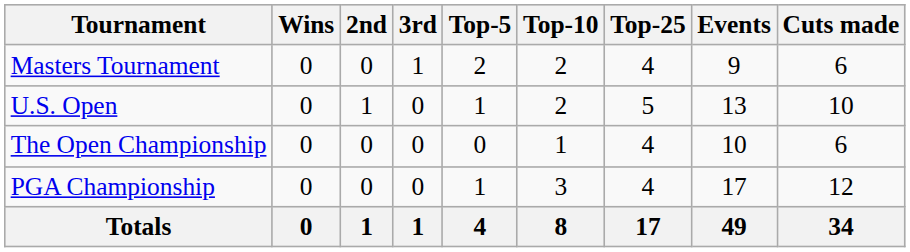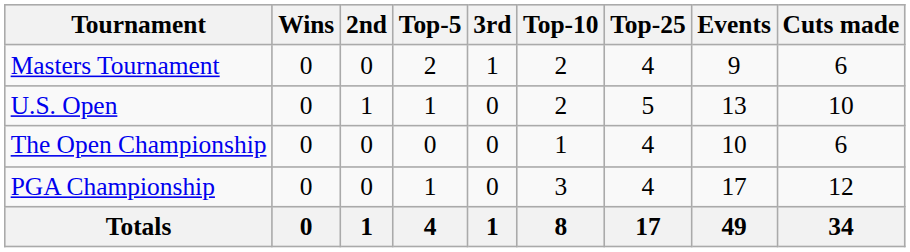columns swapped: (418, 24) <-> (480, 24)
